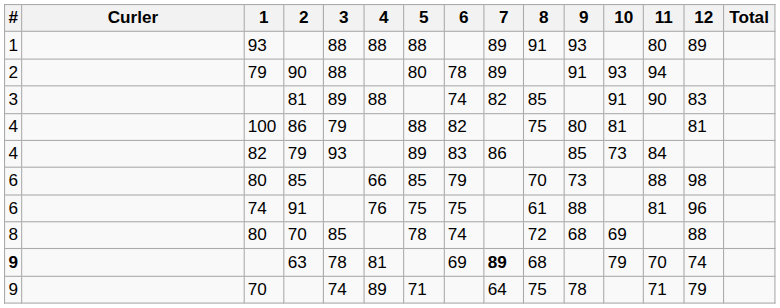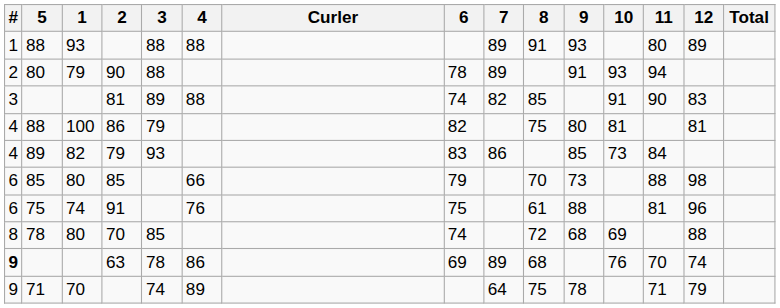columns swapped: (133, 18) <-> (424, 18)
(377, 262) 81 -> (195, 262) 86
(497, 262) bold -> (497, 262) normal
(617, 262) 79 -> (617, 262) 76
